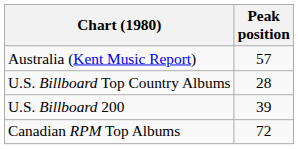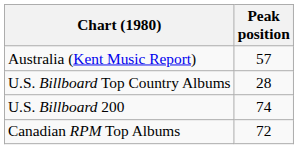(264, 107) 39 -> (264, 107) 74
